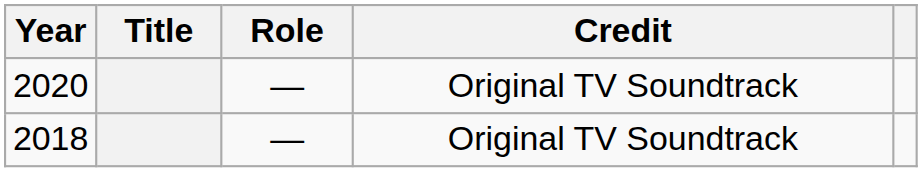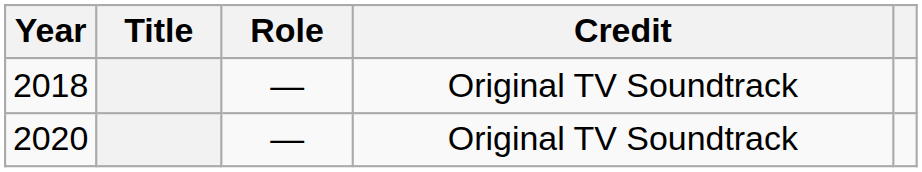rows swapped: (51, 138) <-> (51, 85)
